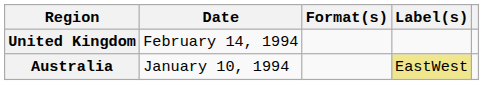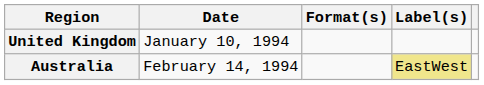(221, 42) February 14, 1994 -> (216, 42) January 10, 1994
(216, 67) January 10, 1994 -> (221, 67) February 14, 1994
